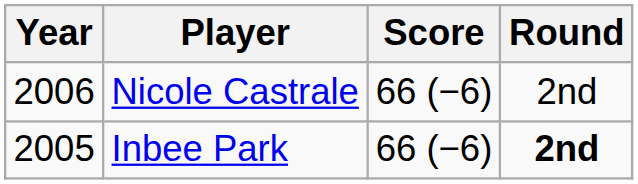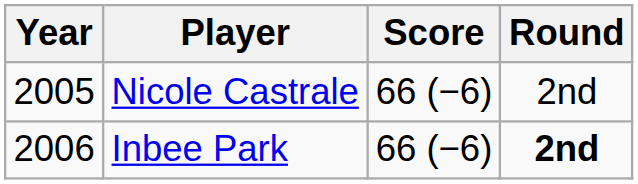(54, 91) 2006 -> (54, 91) 2005
(54, 149) 2005 -> (54, 149) 2006
